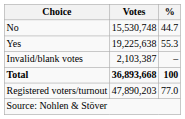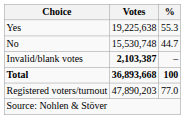rows swapped: (14, 43) <-> (13, 28)
(137, 59) normal -> (137, 59) bold
